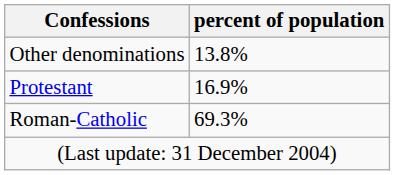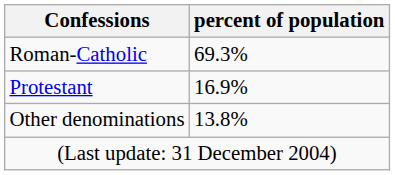rows swapped: (78, 119) <-> (97, 53)
